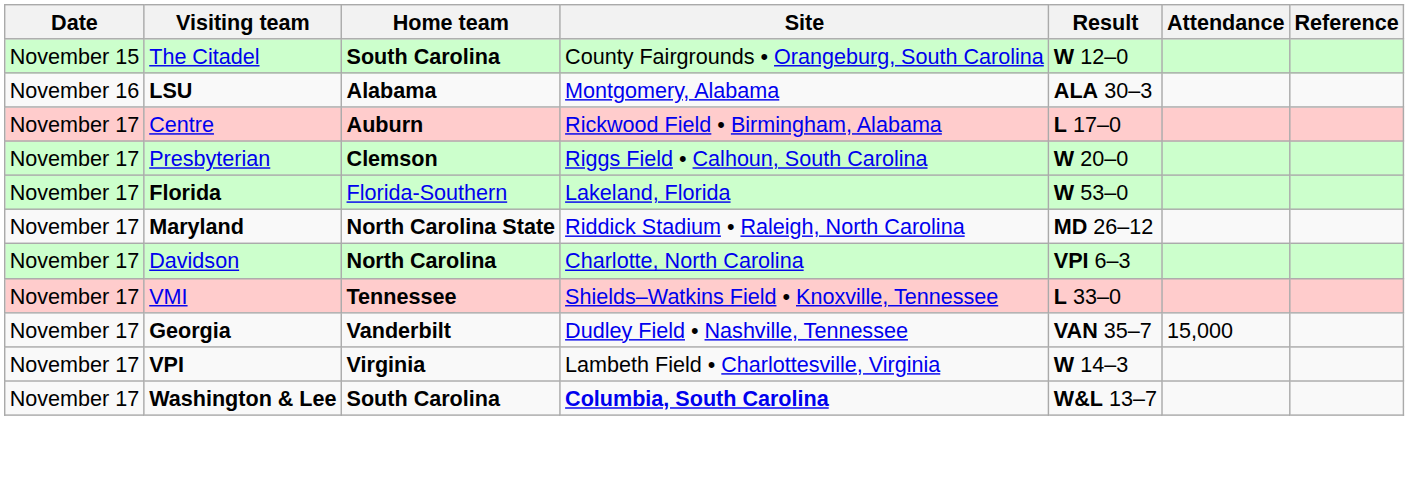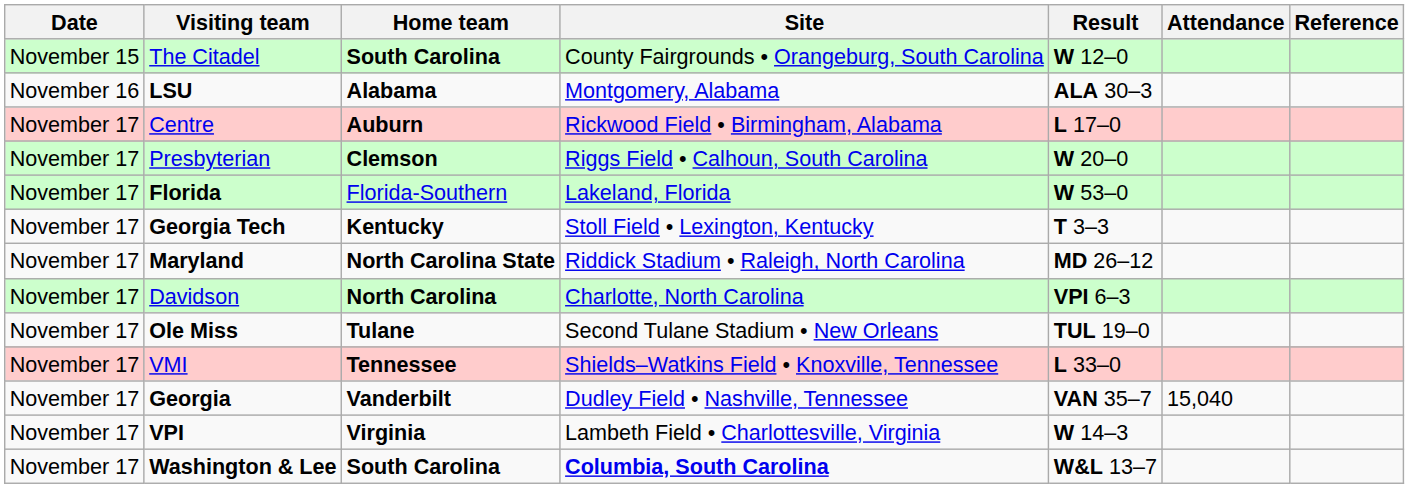+ row: (217, 227)
+ row: (194, 330)
(1200, 330) 15,000 -> (1200, 398) 15,040
